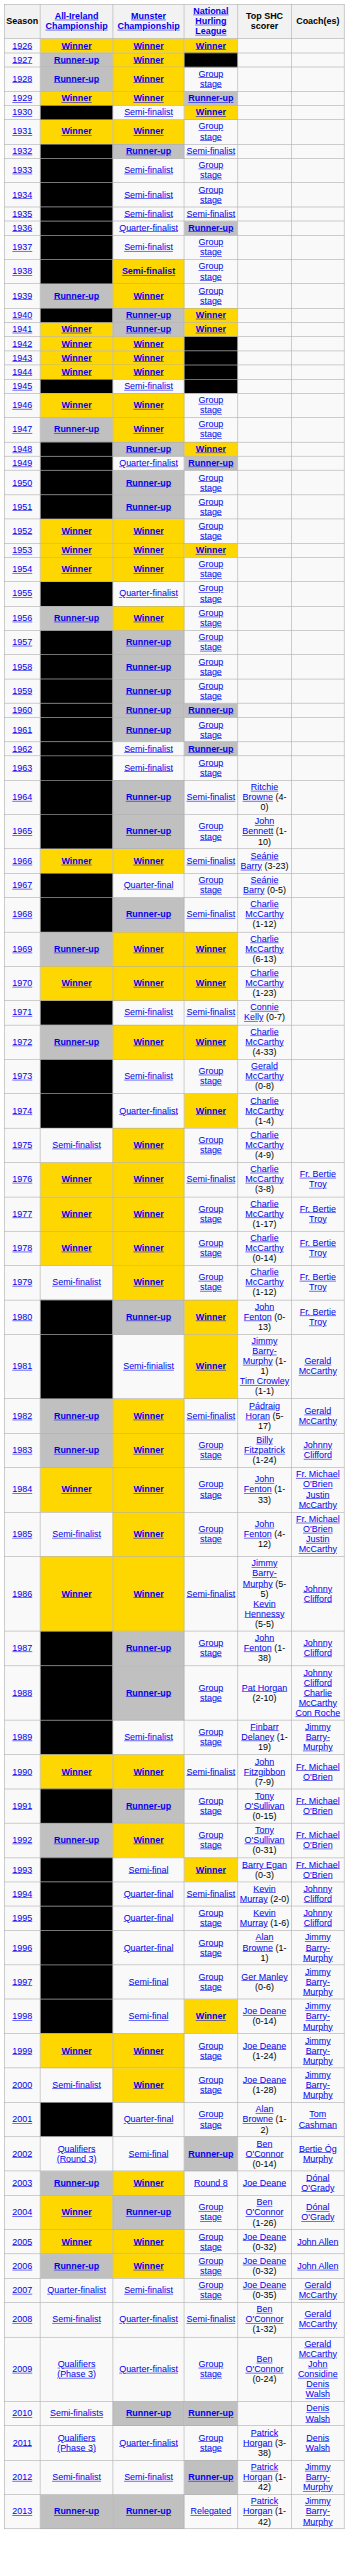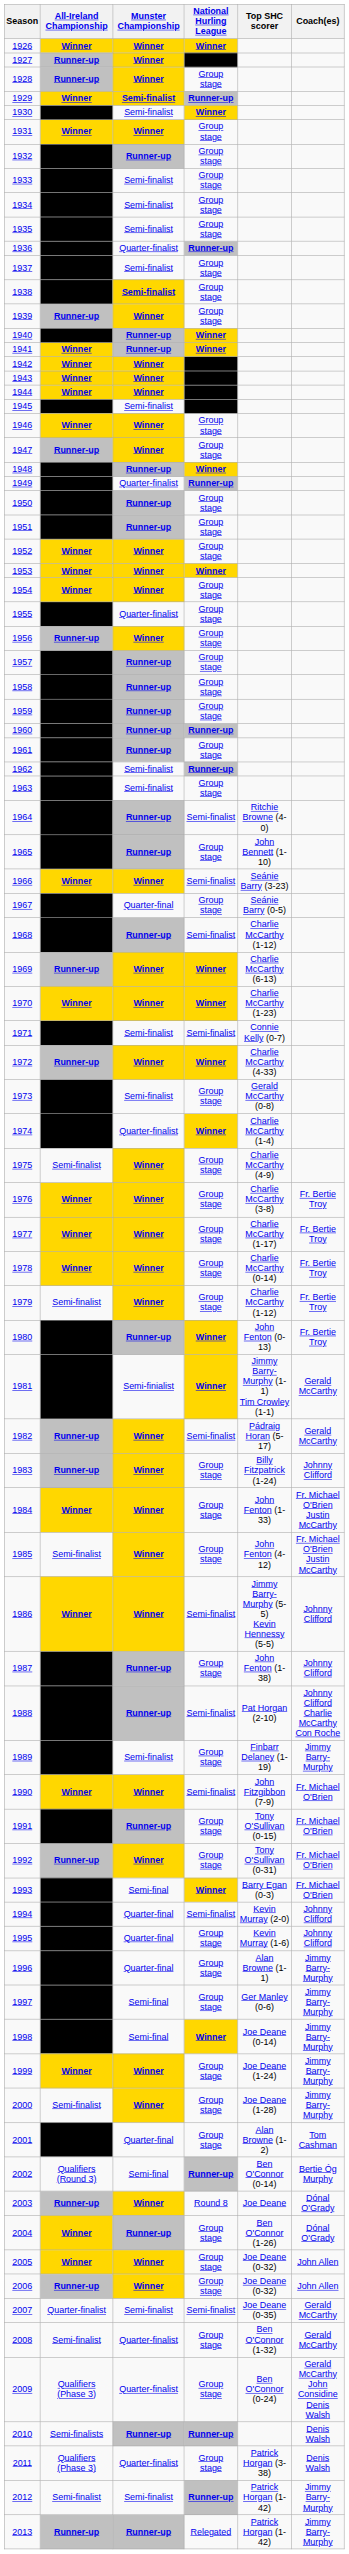(149, 98) Winner -> (149, 98) Semi-finalist
(211, 151) Semi-finalist -> (211, 156) Group stage
(211, 214) Semi-finalist -> (211, 229) Group stage
(211, 1179) Semi-finalist -> (211, 1199) Group stage
(211, 1693) Group stage -> (211, 1713) Semi-finalist
(211, 2290) Group stage -> (211, 2310) Semi-finalist
(211, 2319) Semi-finalist -> (211, 2340) Group stage
